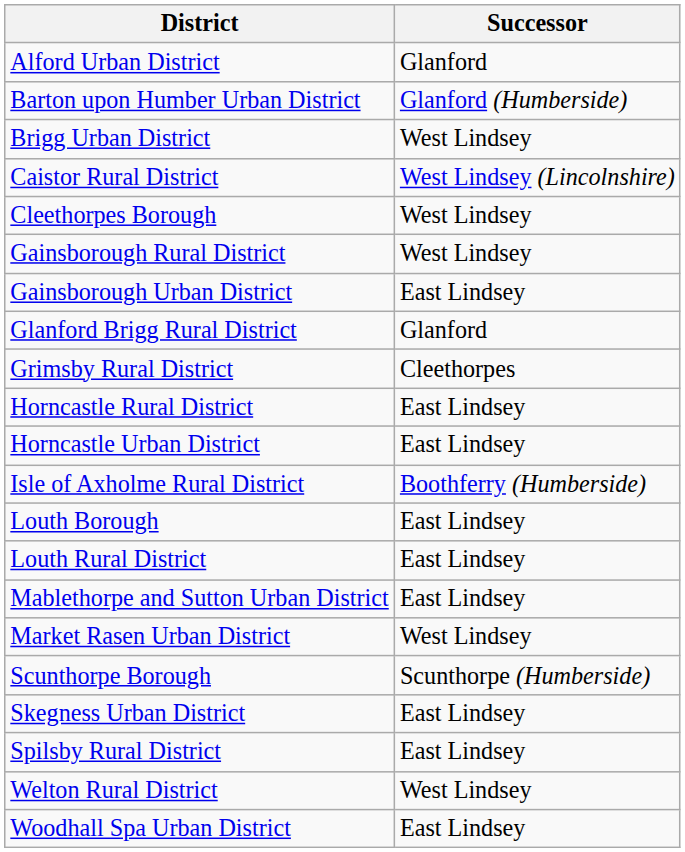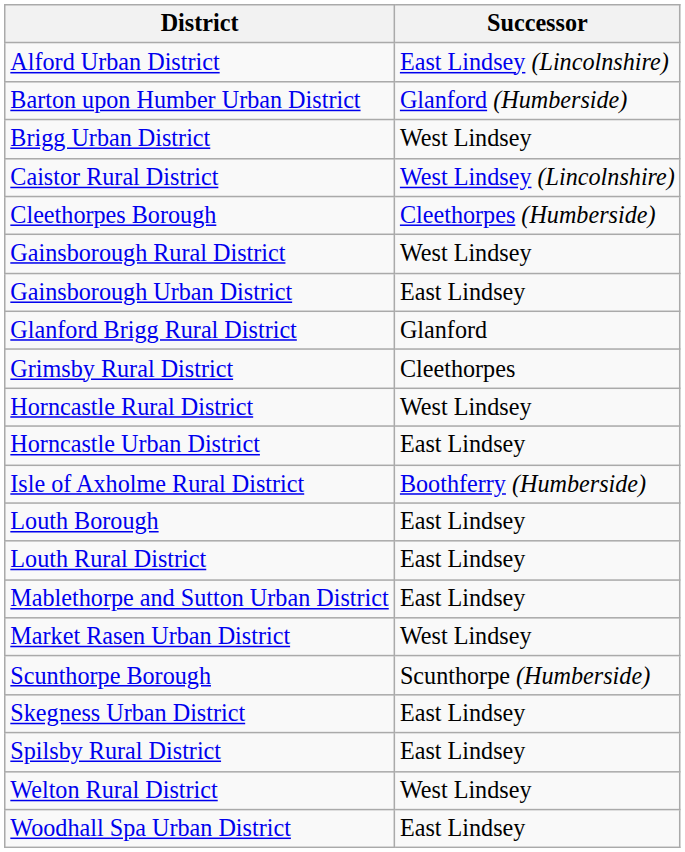(444, 61) Glanford -> (534, 61) East Lindsey (Lincolnshire)
(466, 215) West Lindsey -> (528, 215) Cleethorpes (Humberside)
(463, 406) East Lindsey -> (466, 406) West Lindsey
